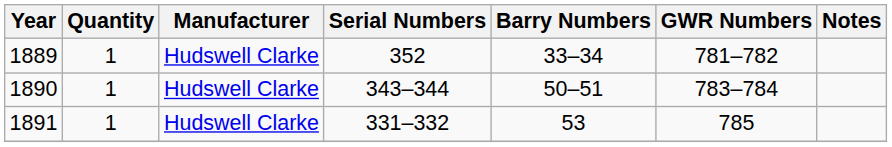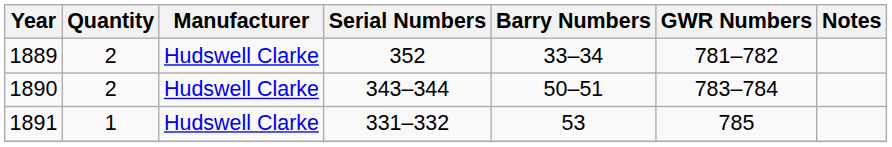(111, 55) 1 -> (111, 55) 2
(111, 89) 1 -> (111, 89) 2
